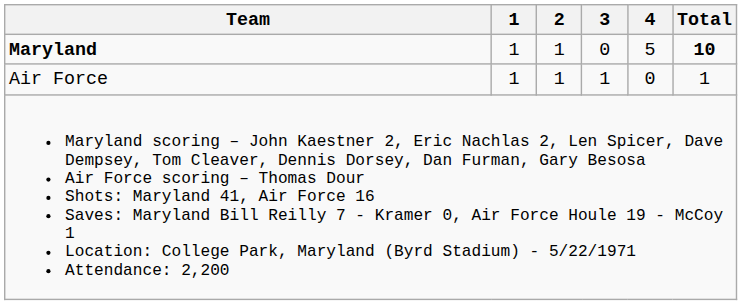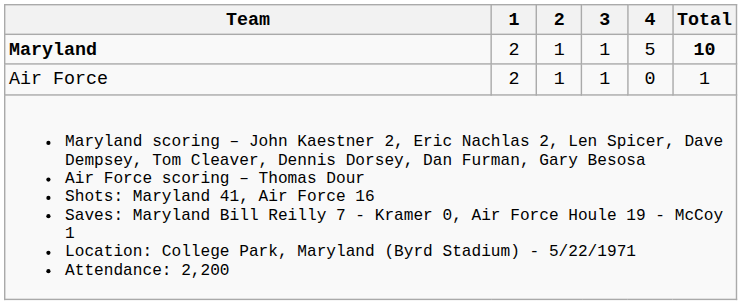(514, 50) 1 -> (514, 50) 2
(605, 50) 0 -> (605, 50) 1
(514, 79) 1 -> (514, 79) 2
